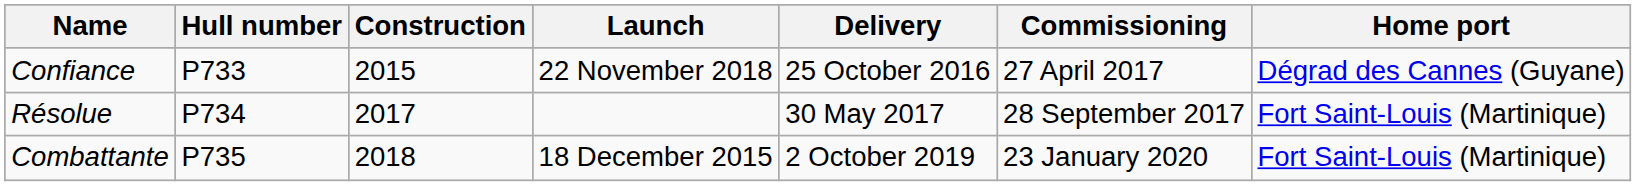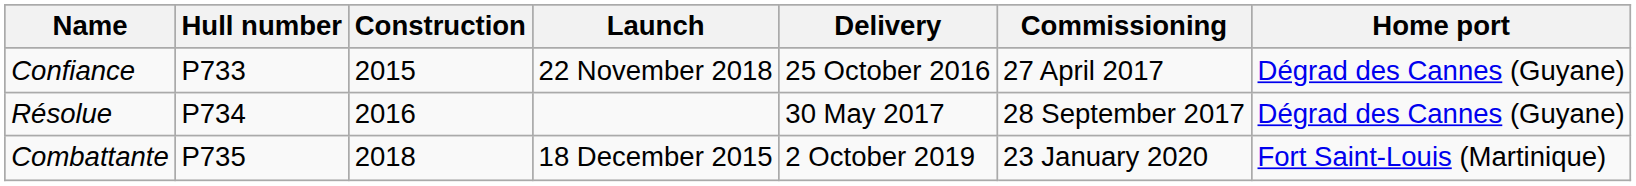(385, 113) 2017 -> (385, 113) 2016
(1432, 113) Fort Saint-Louis (Martinique) -> (1441, 113) Dégrad des Cannes (Guyane)
